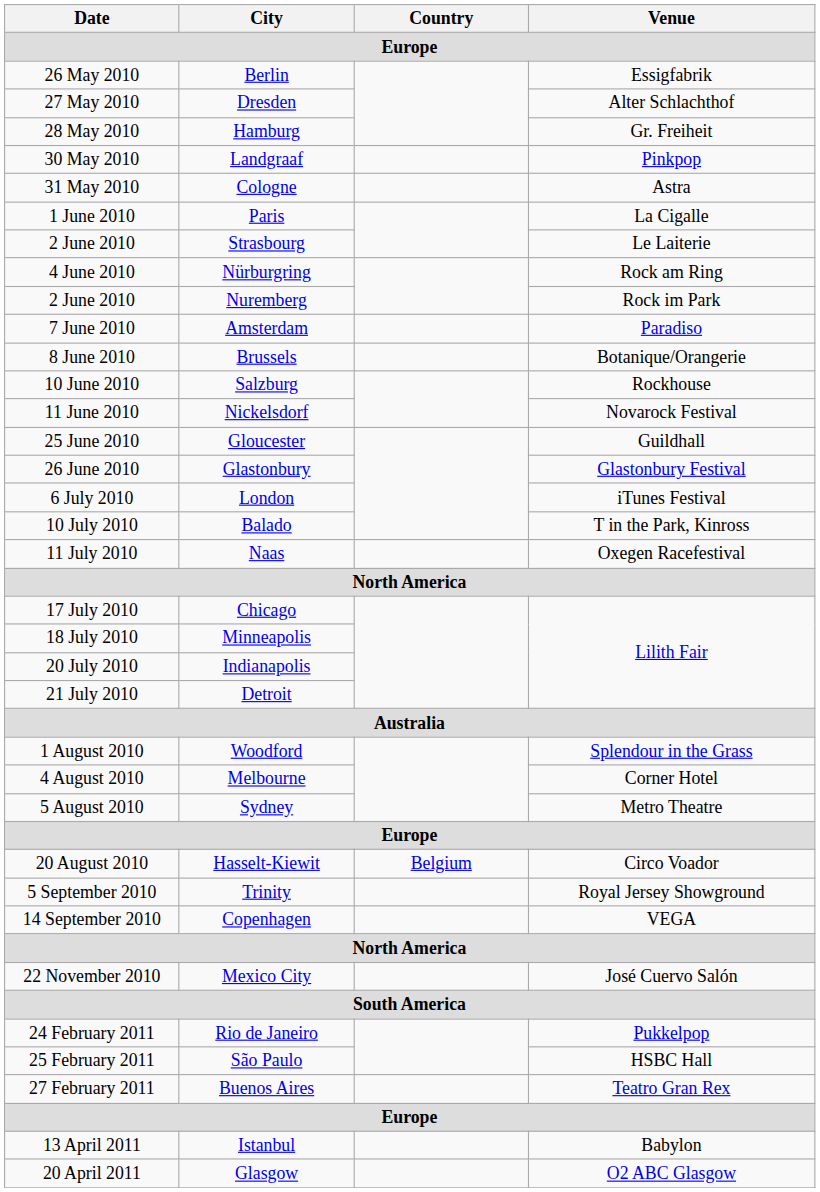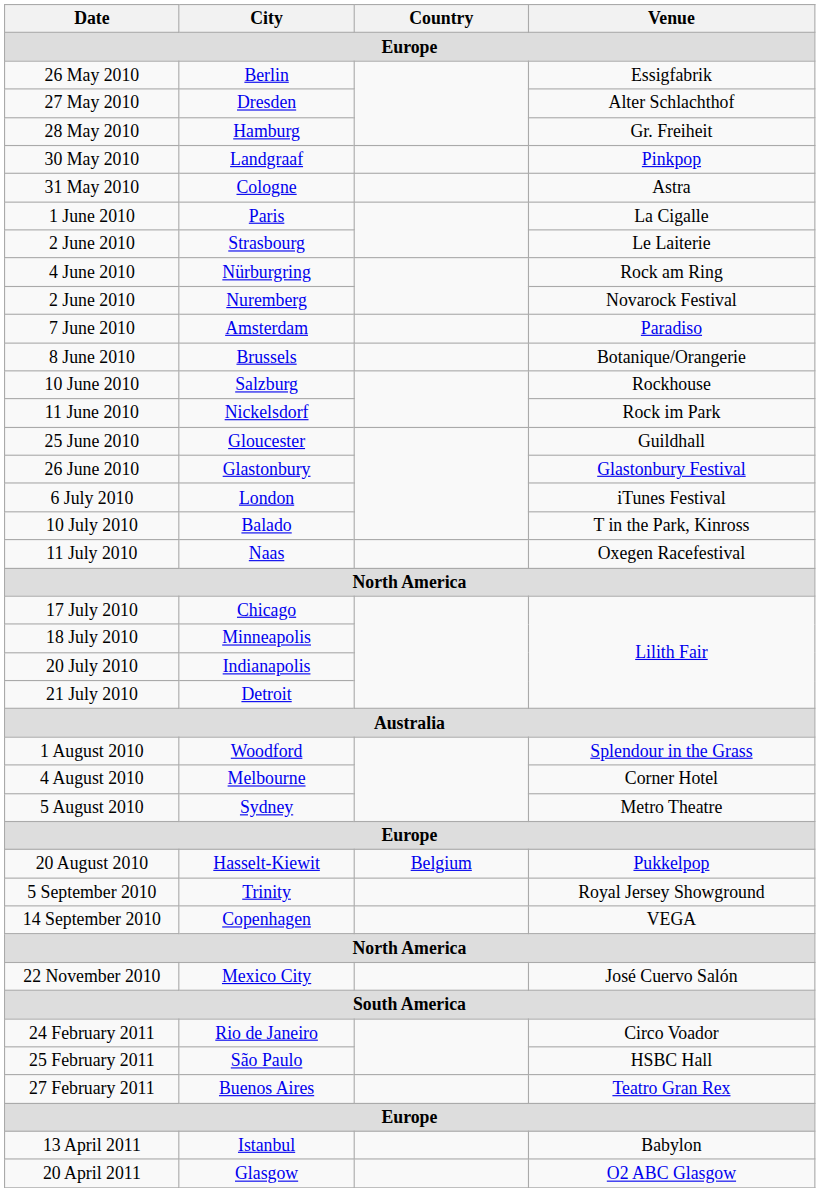(671, 300) Rock im Park -> (671, 300) Novarock Festival
(671, 412) Novarock Festival -> (671, 412) Rock im Park
(671, 863) Circo Voador -> (671, 863) Pukkelpop
(671, 1032) Pukkelpop -> (671, 1032) Circo Voador
